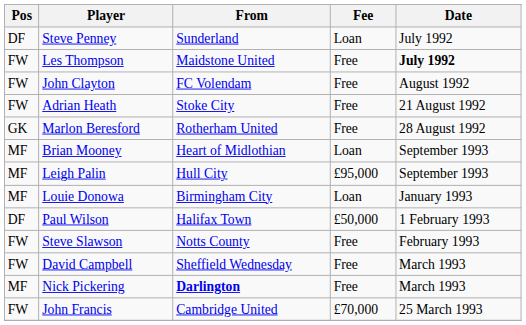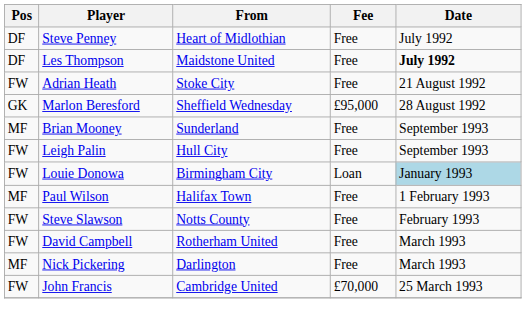(207, 38) Sunderland -> (231, 38) Heart of Midlothian
(348, 38) Loan -> (346, 38) Free
(18, 61) FW -> (16, 61) DF
- row: (79, 83)
(227, 128) Rotherham United -> (234, 106) Sheffield Wednesday
(346, 128) Free -> (356, 106) £95,000
(231, 151) Heart of Midlothian -> (207, 128) Sunderland
(348, 151) Loan -> (346, 128) Free
(18, 173) MF -> (18, 151) FW
(356, 173) £95,000 -> (346, 151) Free
(18, 196) MF -> (18, 173) FW
(436, 196) no background -> (436, 173) lightblue background
(16, 218) DF -> (18, 196) MF
(356, 218) £50,000 -> (346, 196) Free
(234, 264) Sheffield Wednesday -> (227, 241) Rotherham United
(208, 286) bold -> (206, 264) normal
